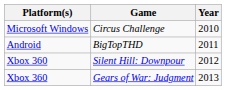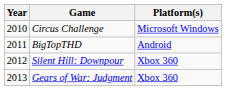columns swapped: (209, 12) <-> (47, 12)
